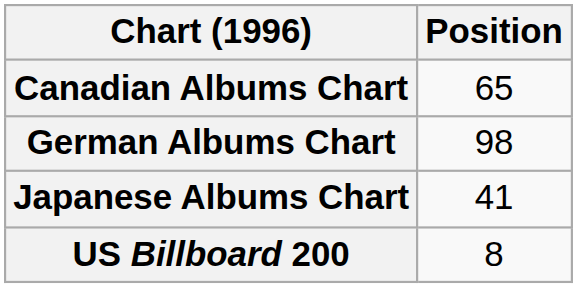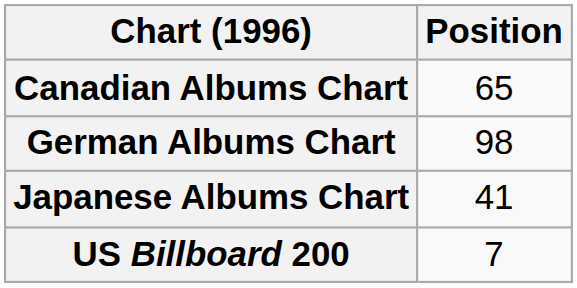(494, 253) 8 -> (494, 253) 7
